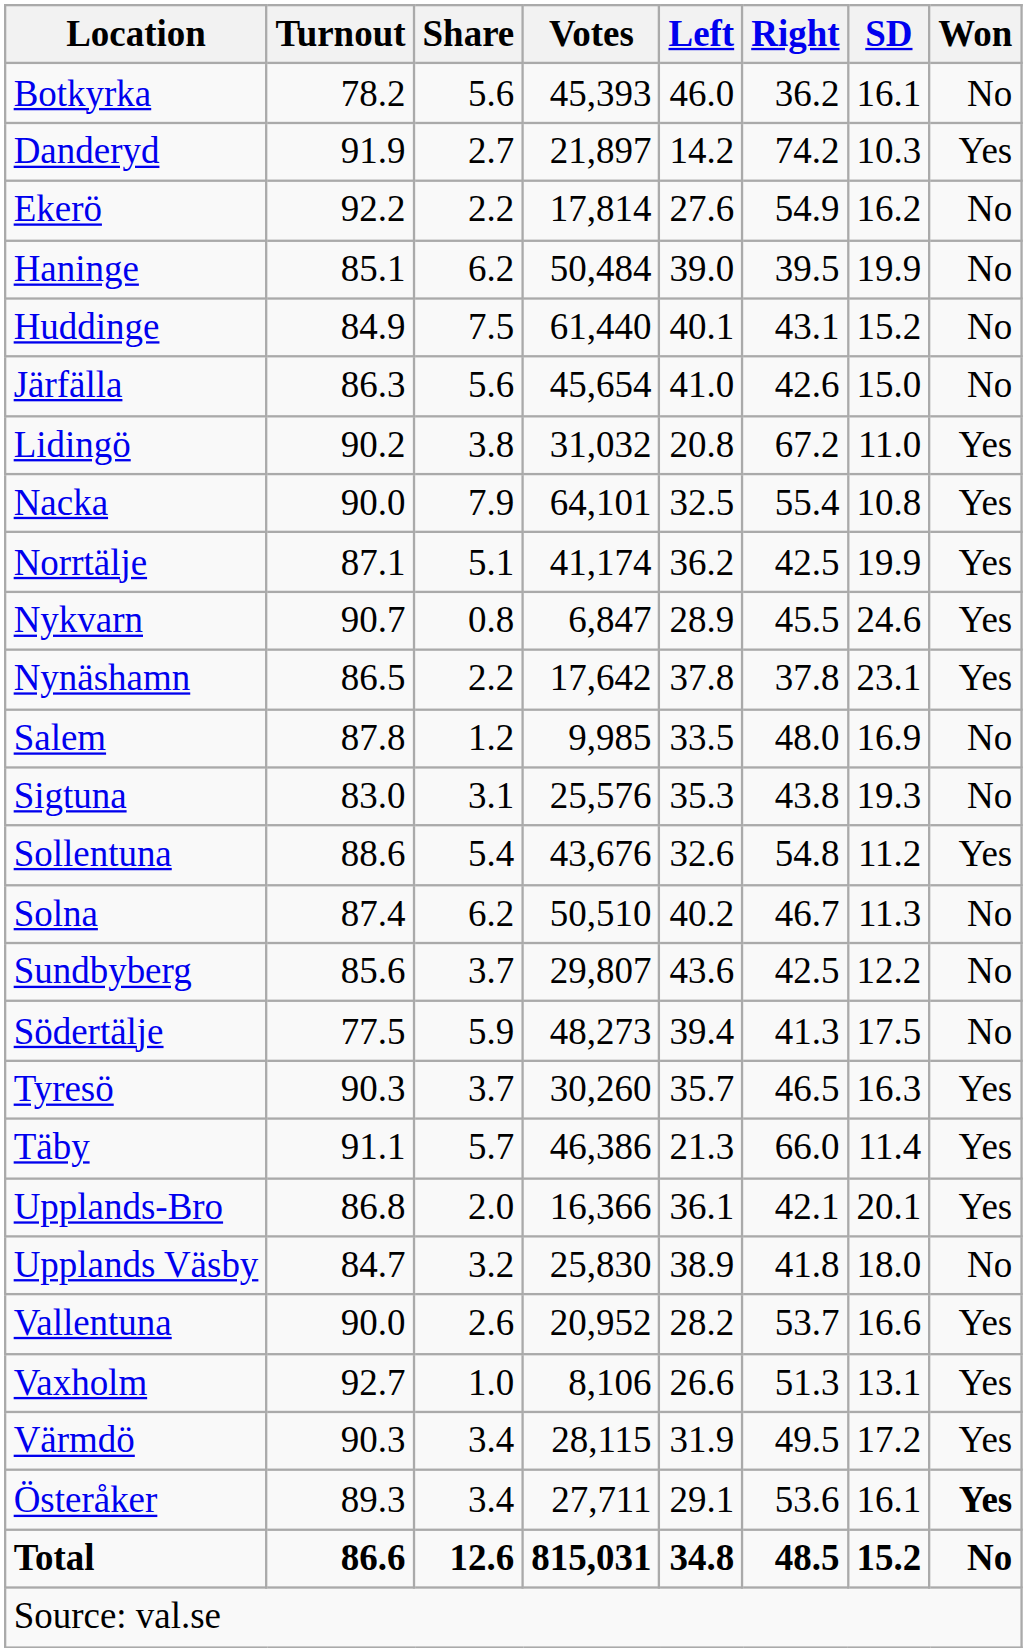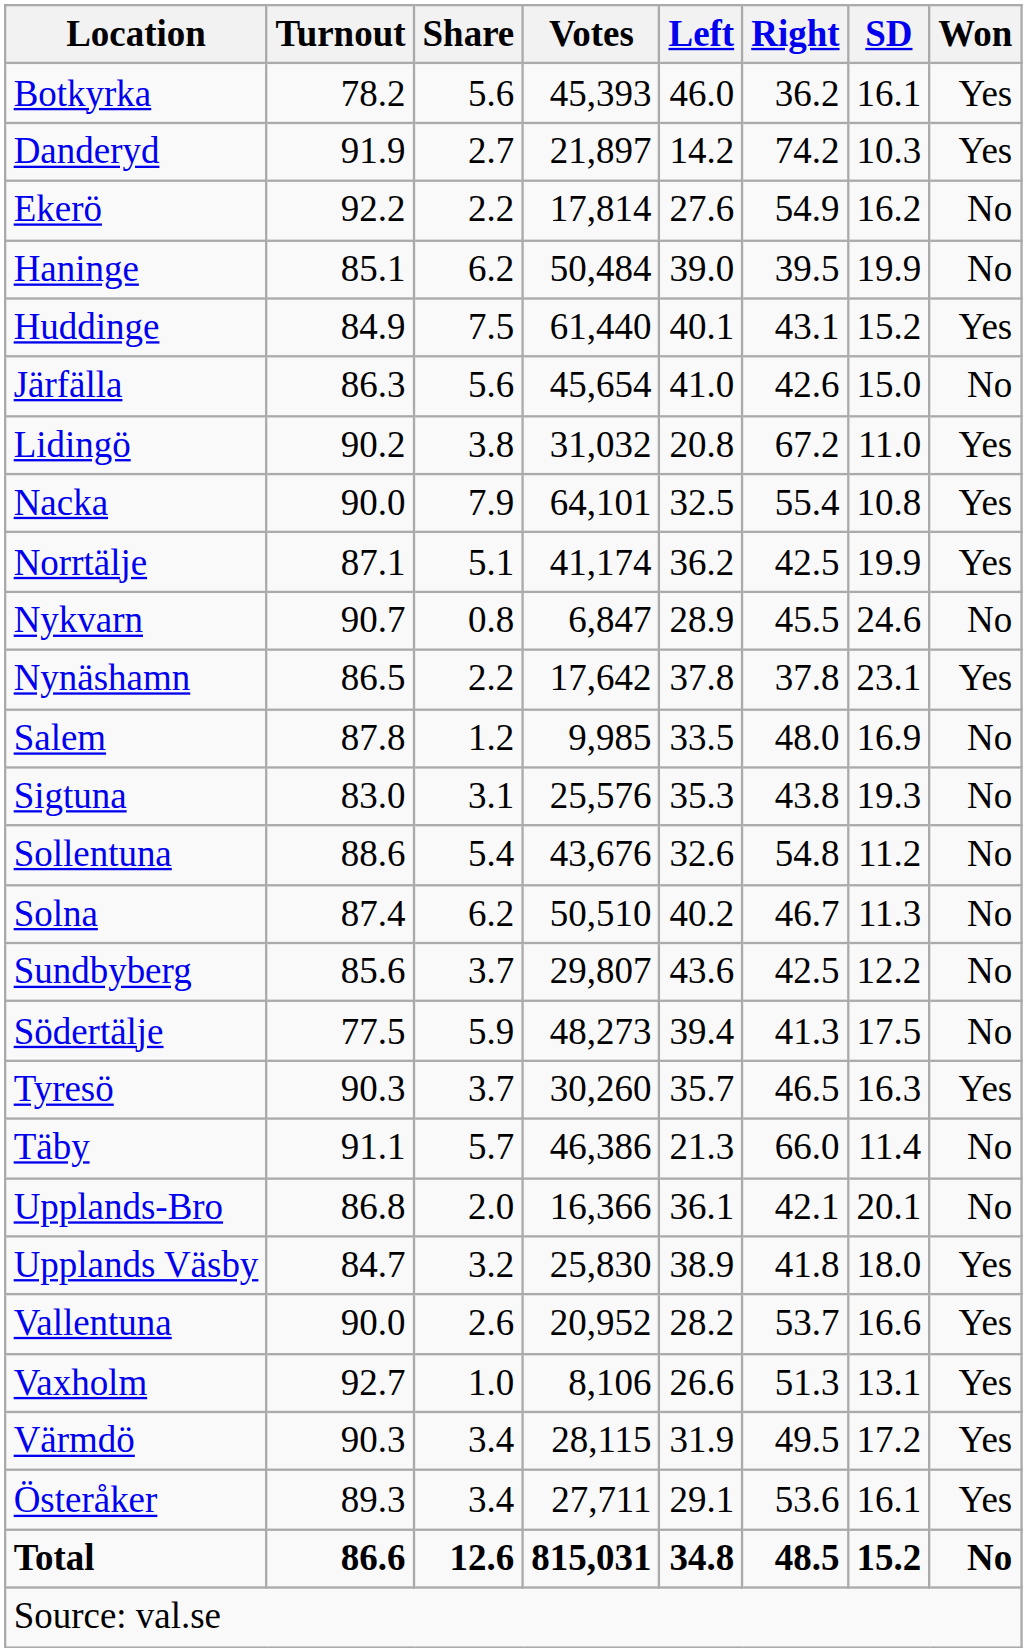(990, 92) No -> (985, 92) Yes
(990, 326) No -> (985, 326) Yes
(985, 619) Yes -> (990, 619) No
(985, 854) Yes -> (990, 854) No
(985, 1147) Yes -> (990, 1147) No
(985, 1206) Yes -> (990, 1206) No
(990, 1264) No -> (985, 1264) Yes
(986, 1499) bold -> (985, 1499) normal
